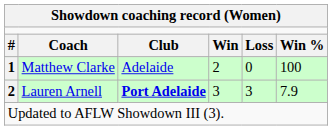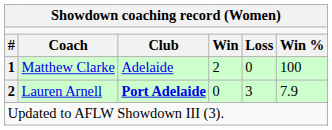(216, 91) 3 -> (216, 91) 0
